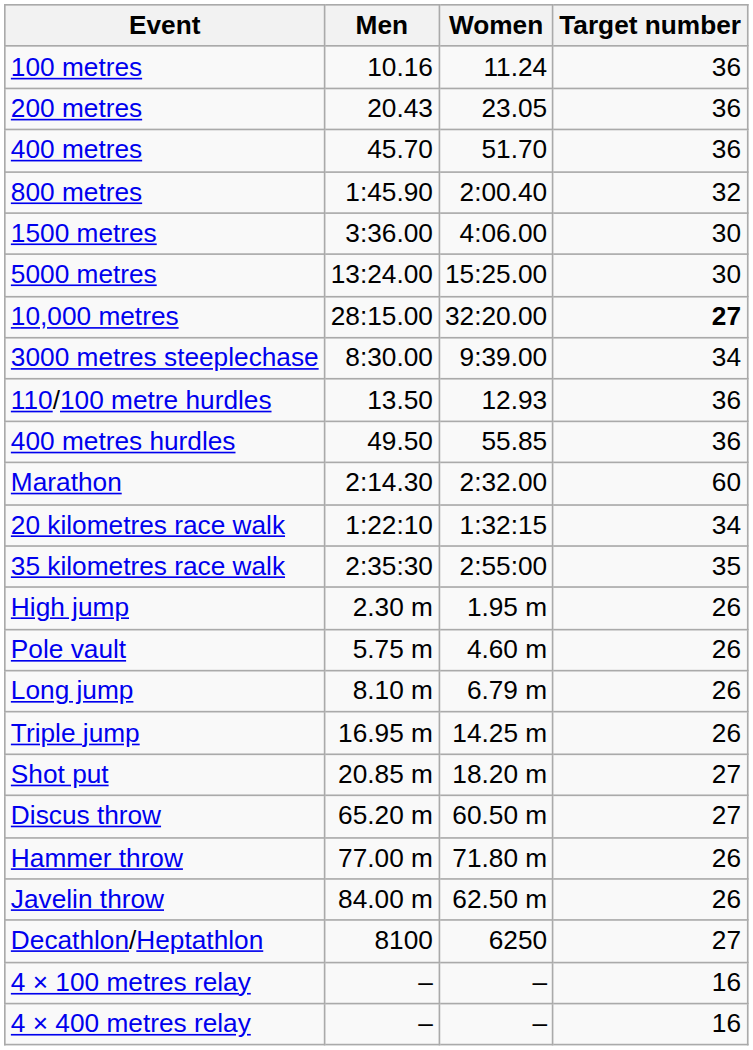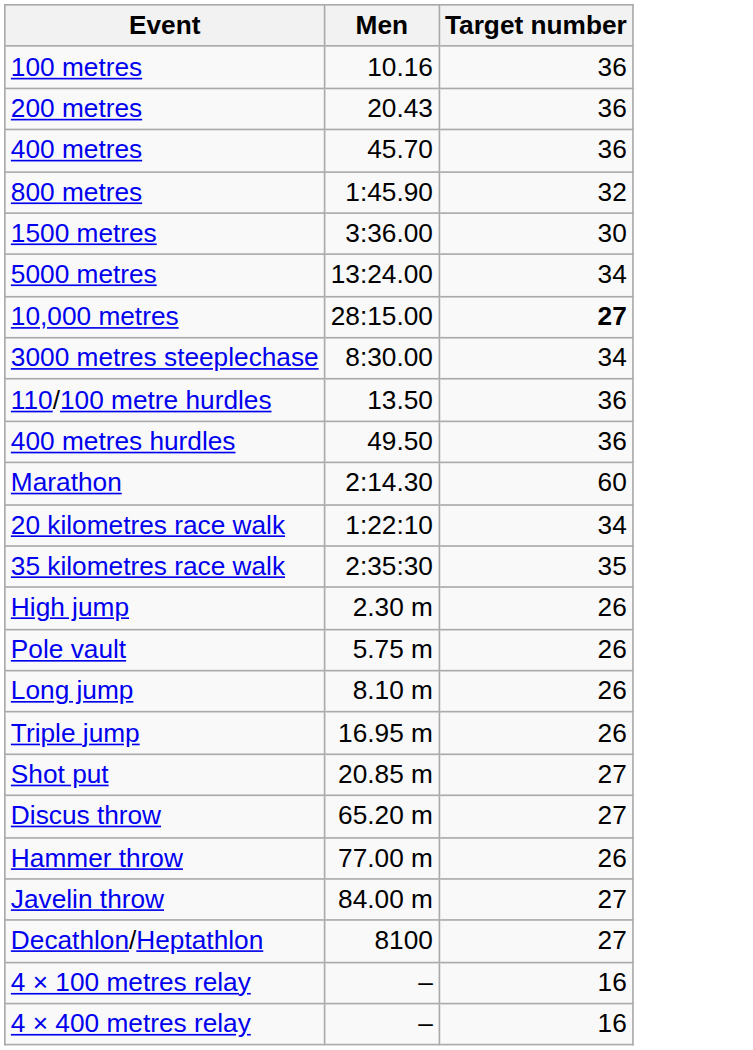- column: (496, 25)
(726, 274) 30 -> (612, 274) 34
(726, 899) 26 -> (612, 899) 27
